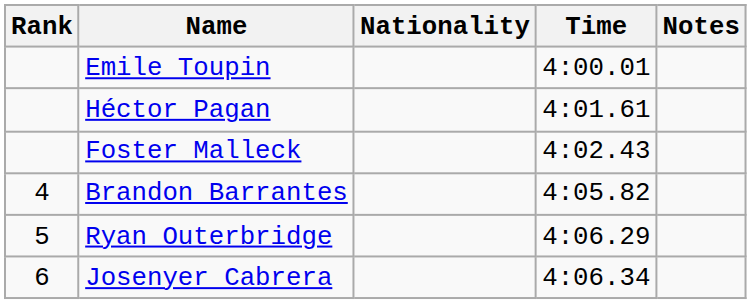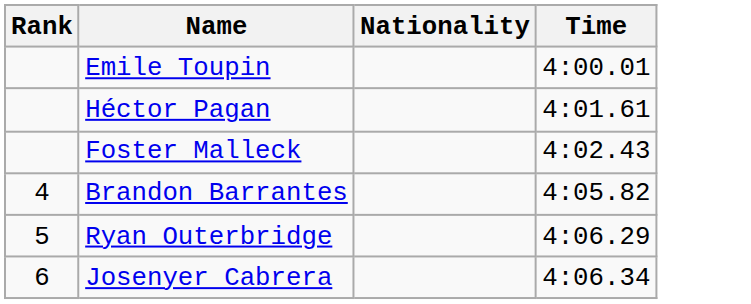- column: (701, 26)
